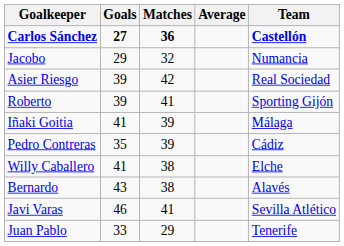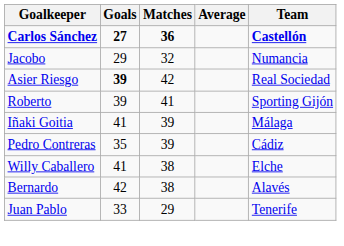(120, 79) normal -> (120, 79) bold
(120, 187) 43 -> (120, 187) 42
- row: (35, 209)
